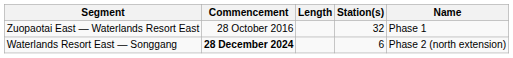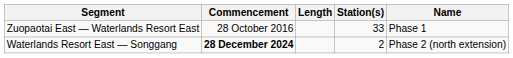(378, 28) 32 -> (378, 28) 33
(381, 45) 6 -> (381, 45) 2
